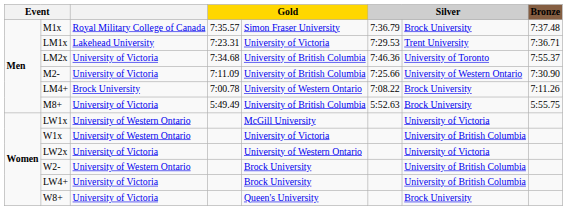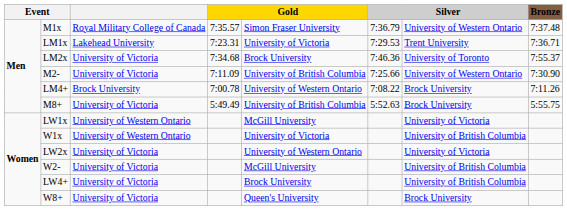(438, 27) Brock University -> (463, 27) University of Western Ontario
(305, 58) University of British Columbia -> (278, 58) Brock University
(132, 167) University of Western Ontario -> (115, 167) University of Victoria
(278, 167) Brock University -> (280, 167) McGill University
